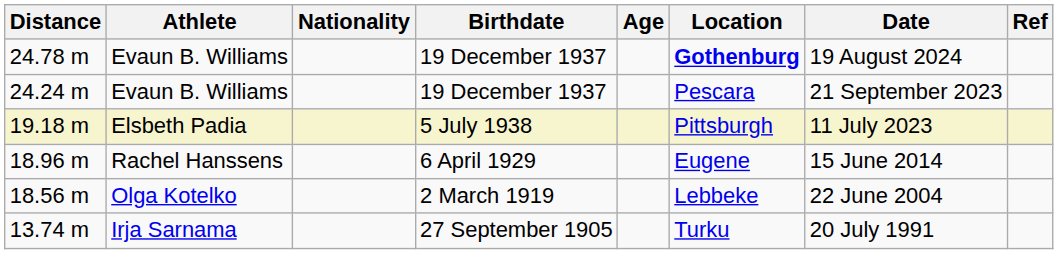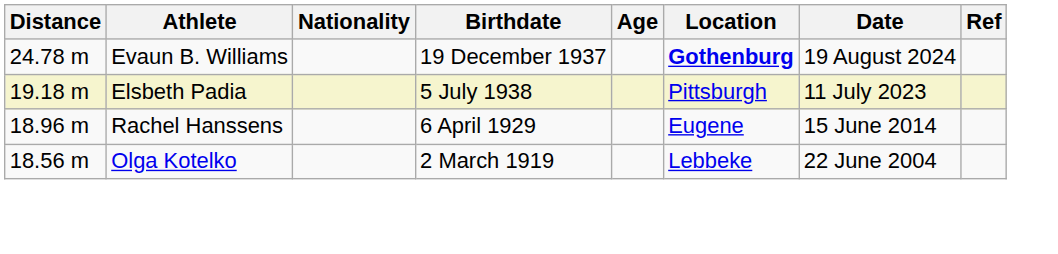- row: (49, 91)
- row: (49, 230)
